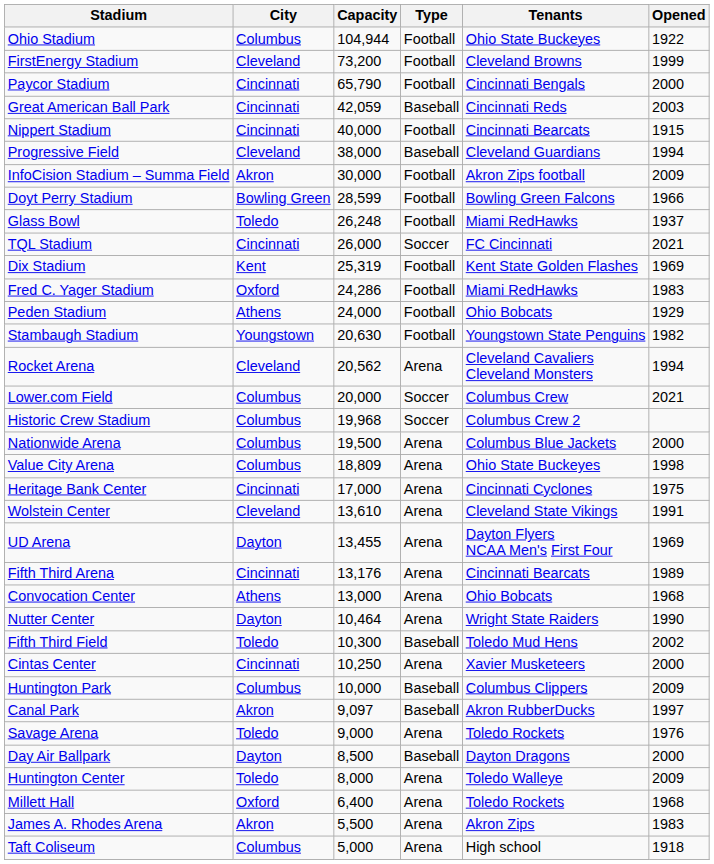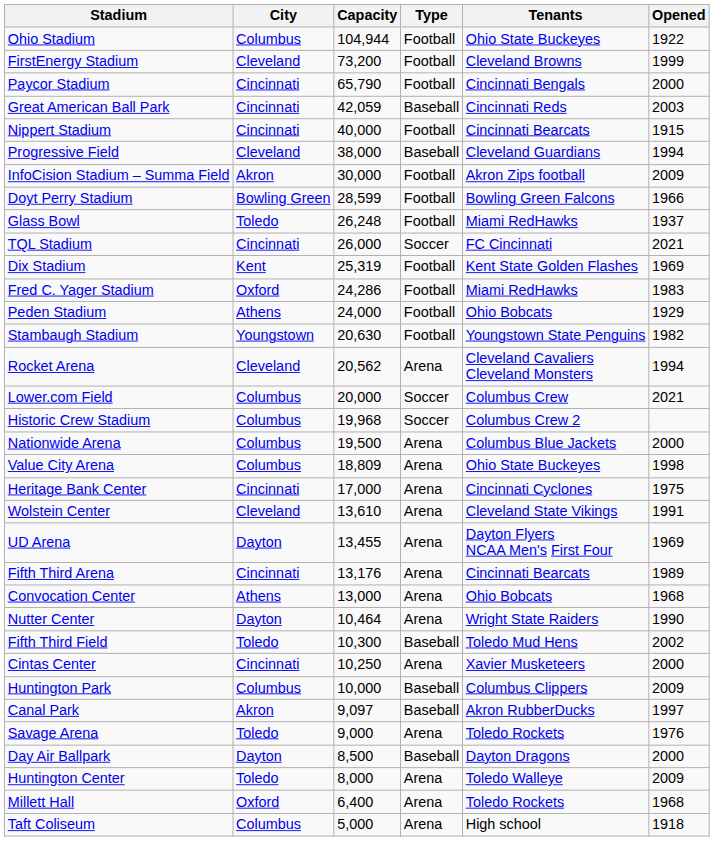- row: (85, 824)
